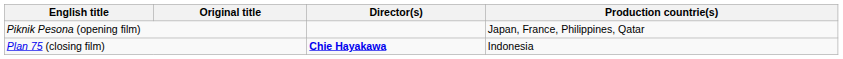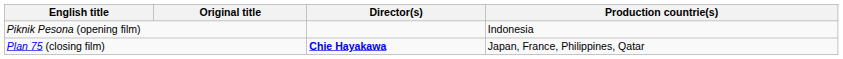(566, 29) Japan, France, Philippines, Qatar -> (511, 29) Indonesia
(511, 46) Indonesia -> (566, 46) Japan, France, Philippines, Qatar
